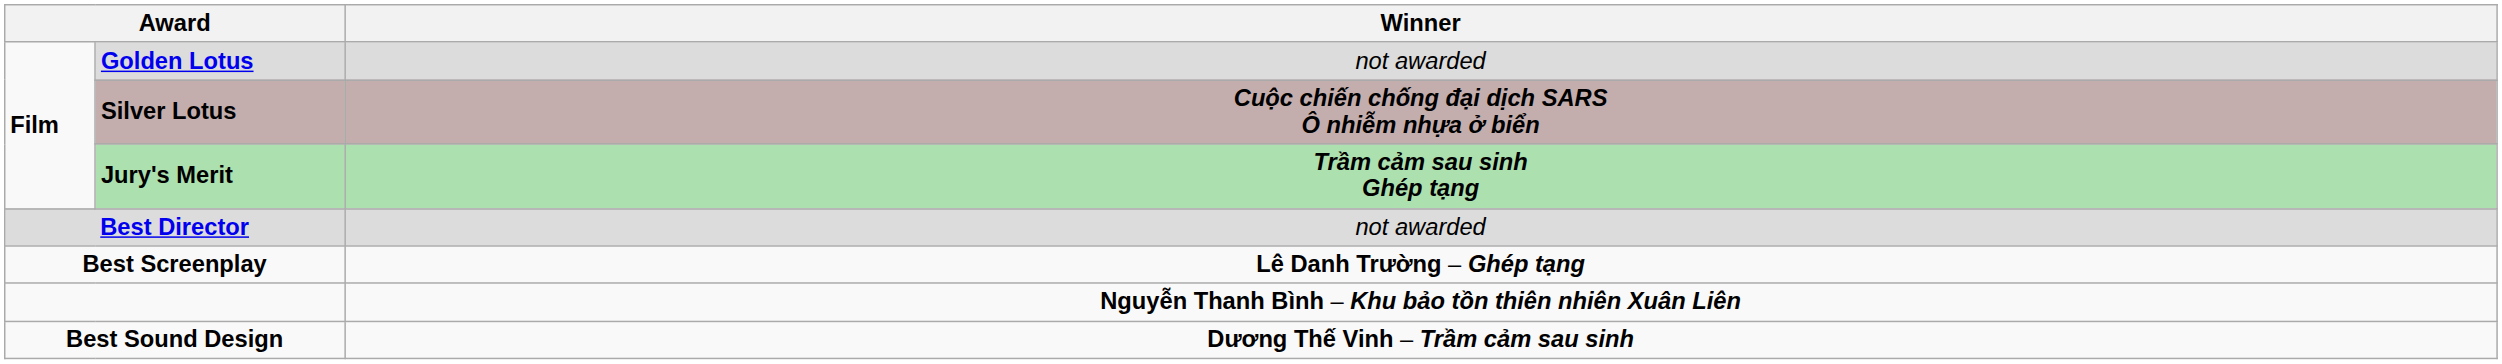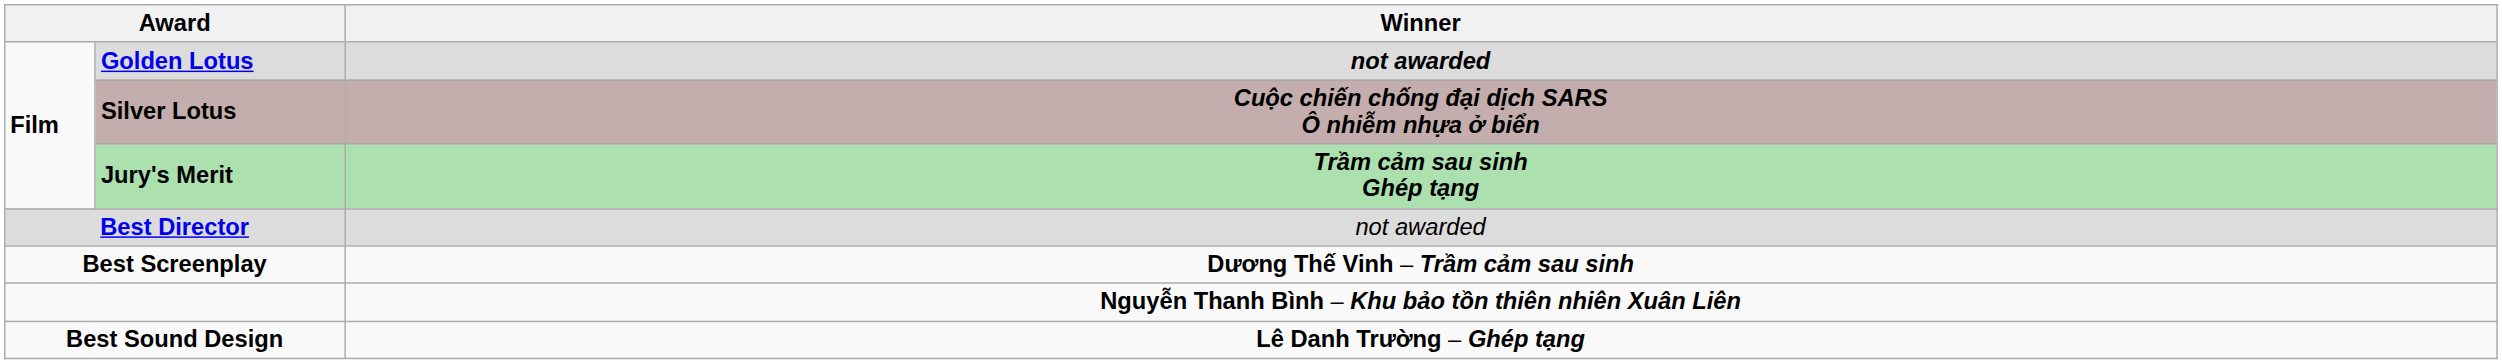(1421, 60) normal -> (1421, 60) bold
(1421, 264) Lê Danh Trường – Ghép tạng -> (1421, 264) Dương Thế Vinh – Trầm cảm sau sinh
(1421, 339) Dương Thế Vinh – Trầm cảm sau sinh -> (1421, 339) Lê Danh Trường – Ghép tạng
